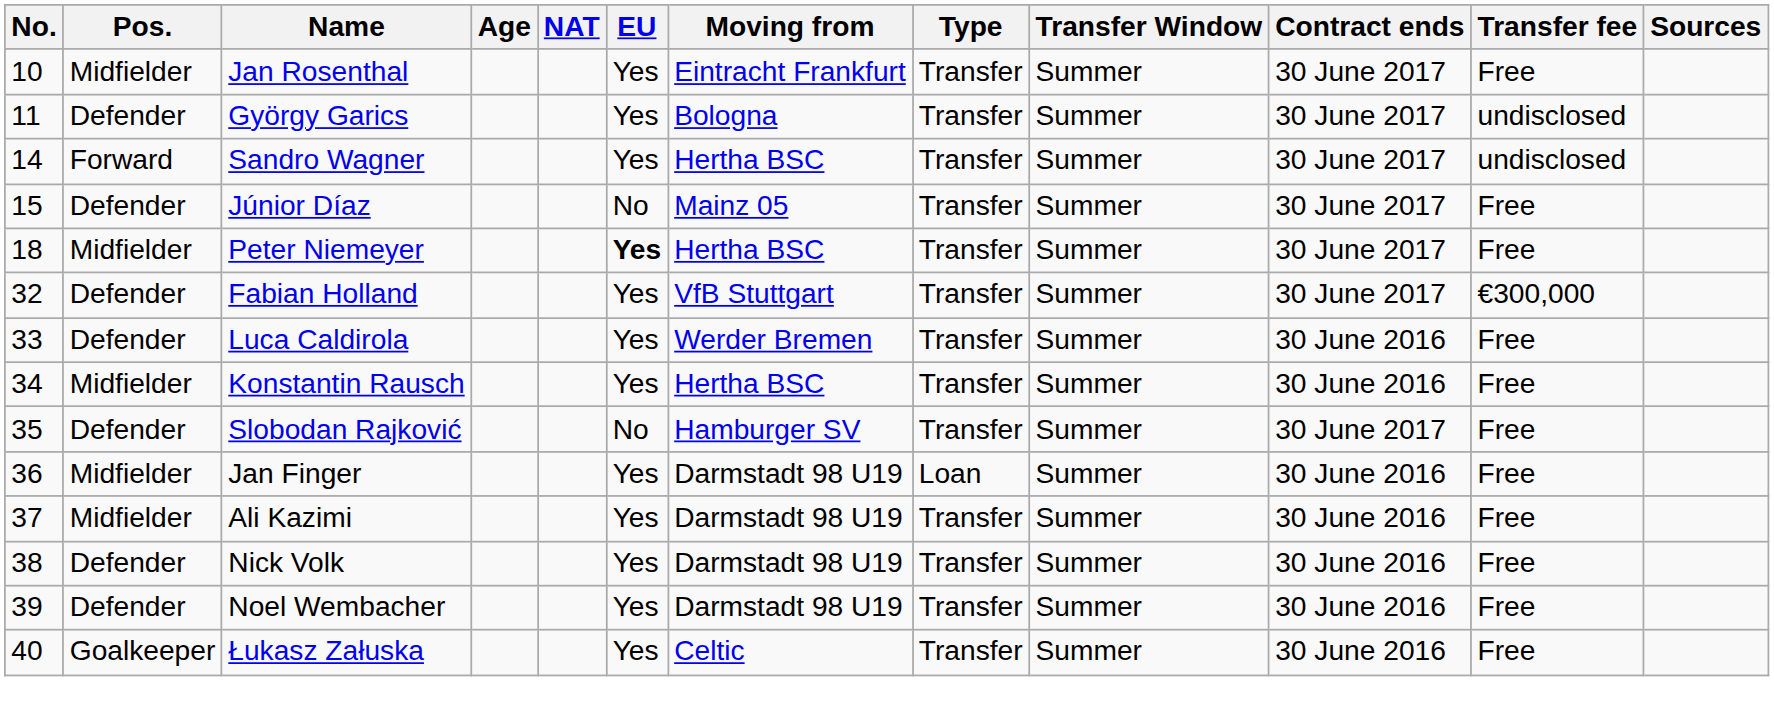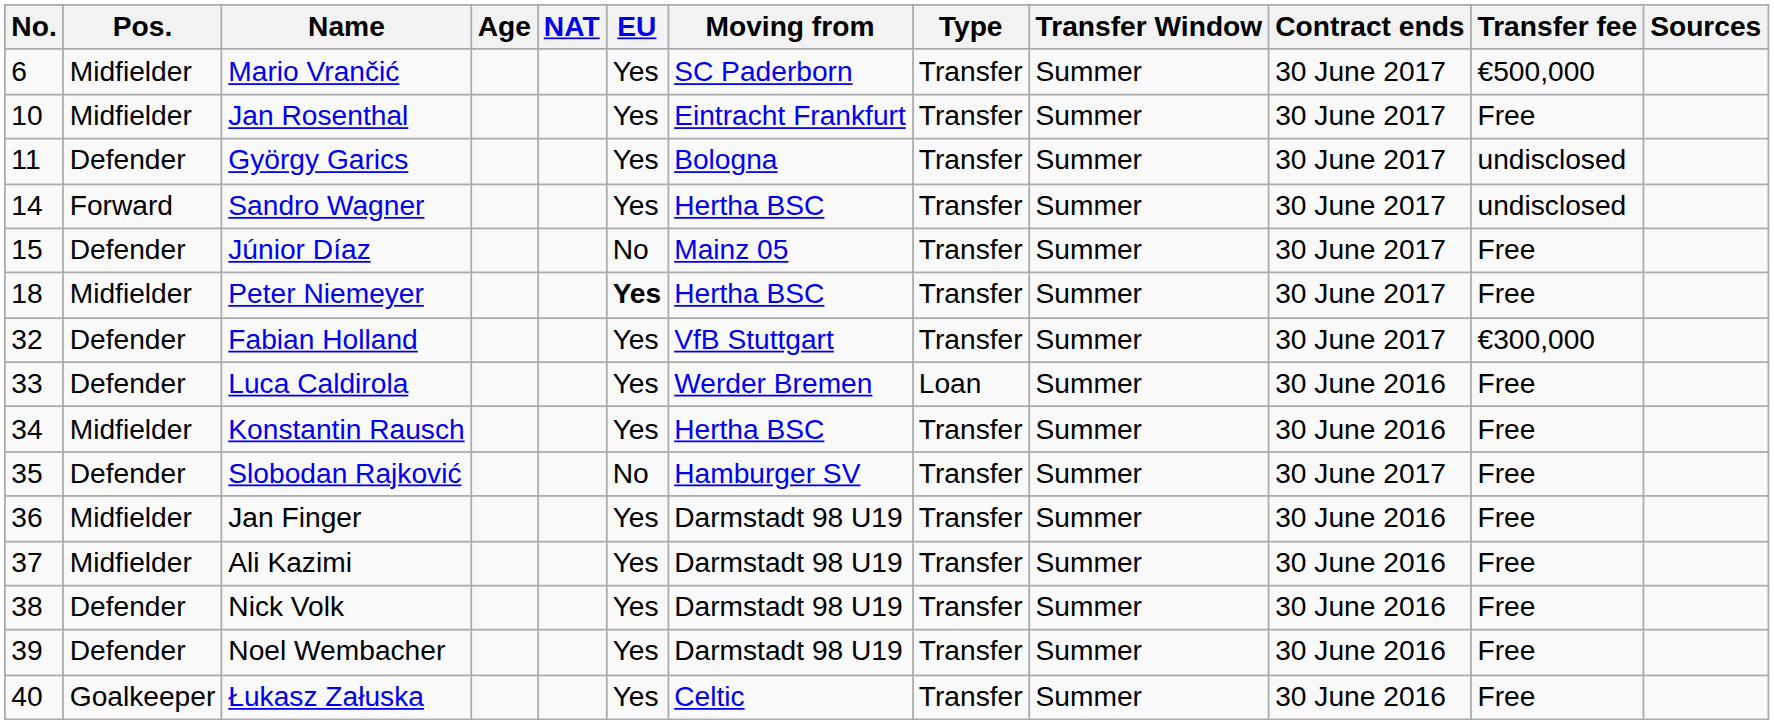+ row: (314, 71)
(971, 339) Transfer -> (950, 384) Loan
(950, 473) Loan -> (971, 518) Transfer
